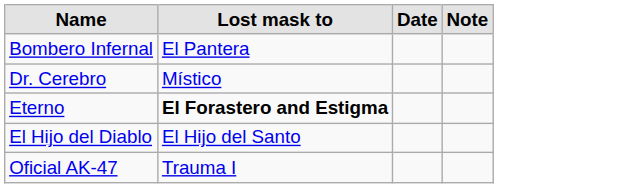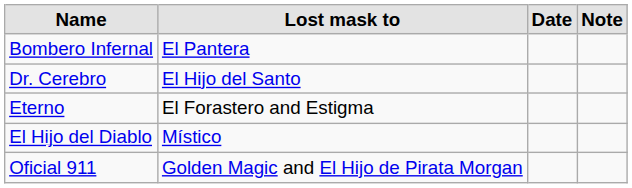(192, 78) Místico -> (231, 78) El Hijo del Santo
(275, 108) bold -> (268, 108) normal
(231, 137) El Hijo del Santo -> (192, 137) Místico
+ row: (53, 167)
- row: (63, 167)
